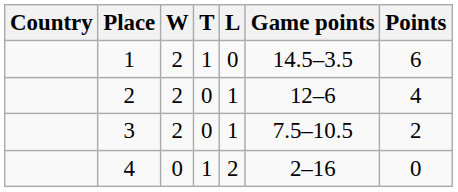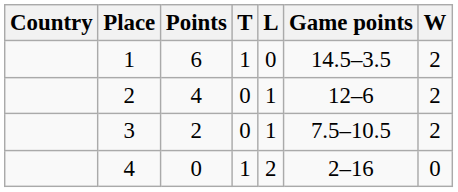columns swapped: (177, 22) <-> (416, 22)
